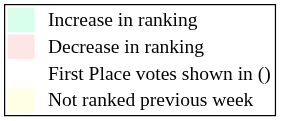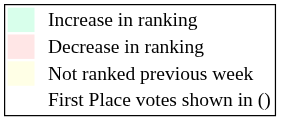rows swapped: (151, 100) <-> (159, 73)
